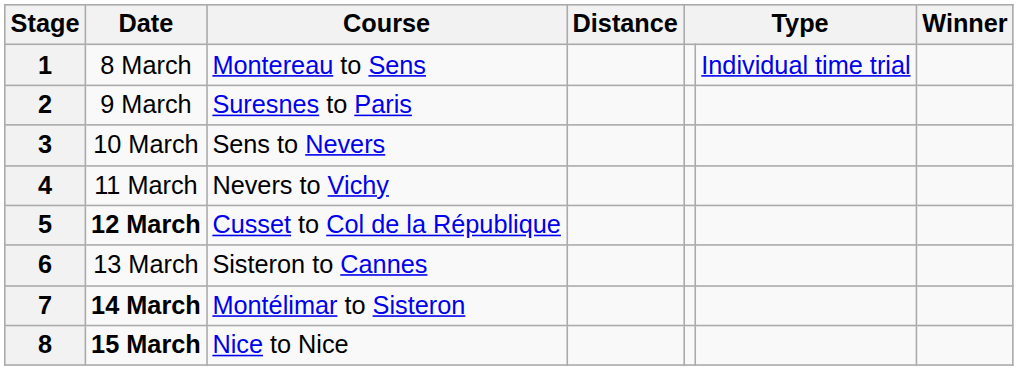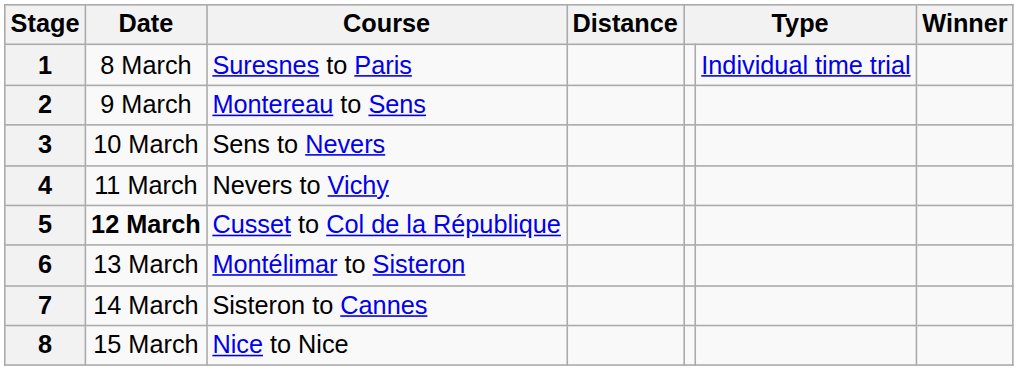(319, 64) Montereau to Sens -> (312, 64) Suresnes to Paris
(312, 104) Suresnes to Paris -> (319, 104) Montereau to Sens
(320, 265) Sisteron to Cannes -> (339, 265) Montélimar to Sisteron
(146, 305) bold -> (146, 305) normal
(339, 305) Montélimar to Sisteron -> (320, 305) Sisteron to Cannes
(146, 345) bold -> (146, 345) normal
